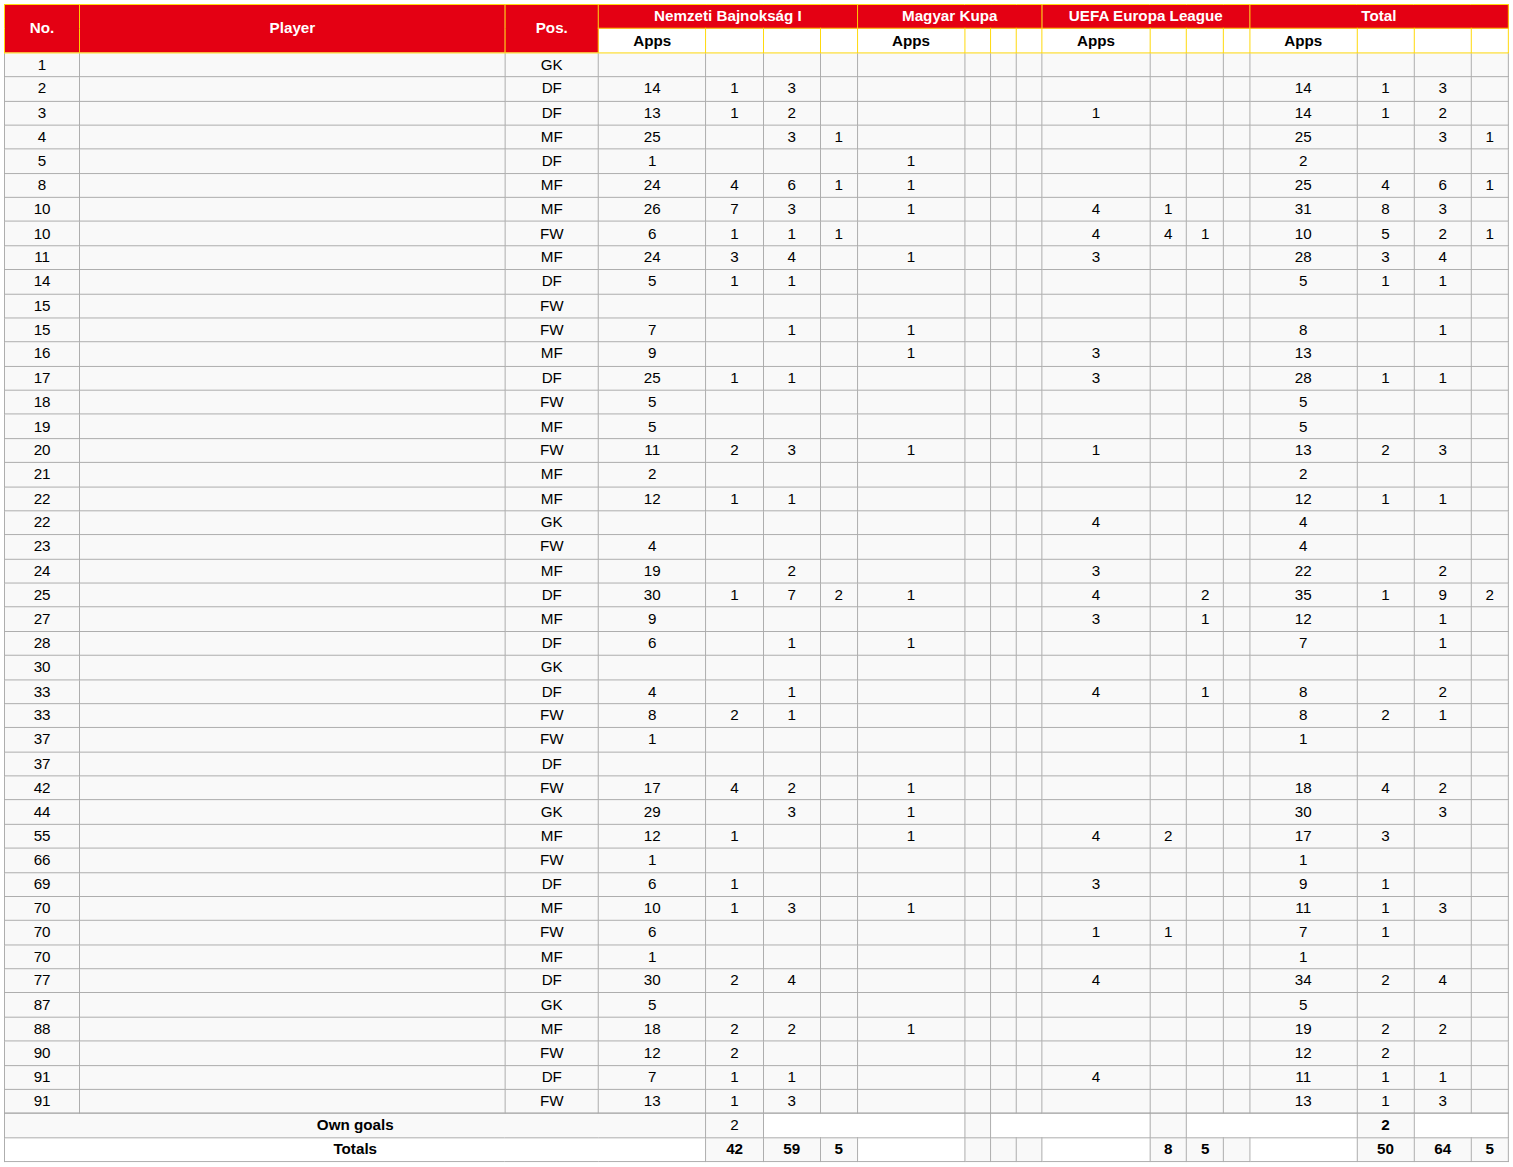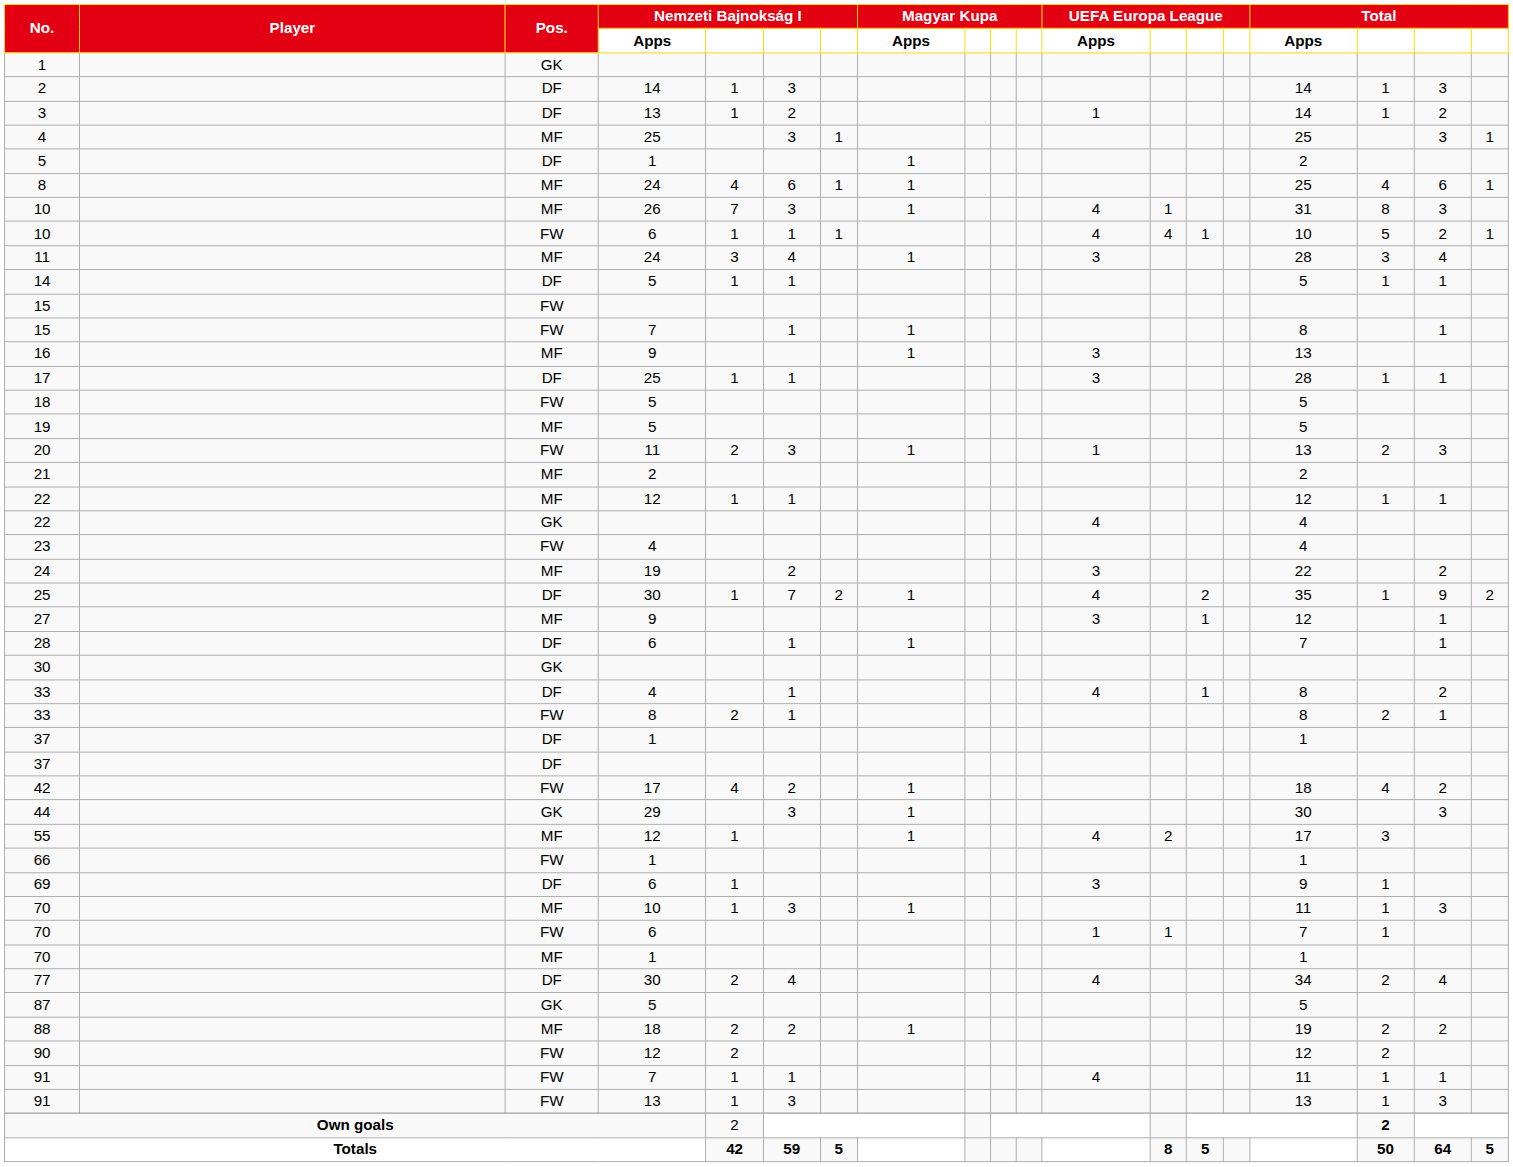(552, 739) FW -> (552, 739) DF
(552, 1077) DF -> (552, 1077) FW
